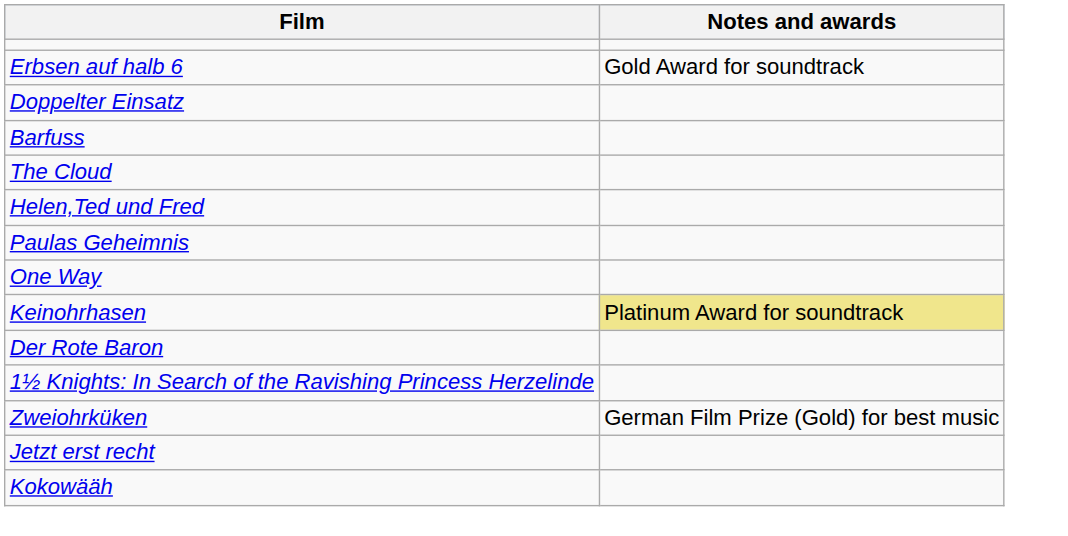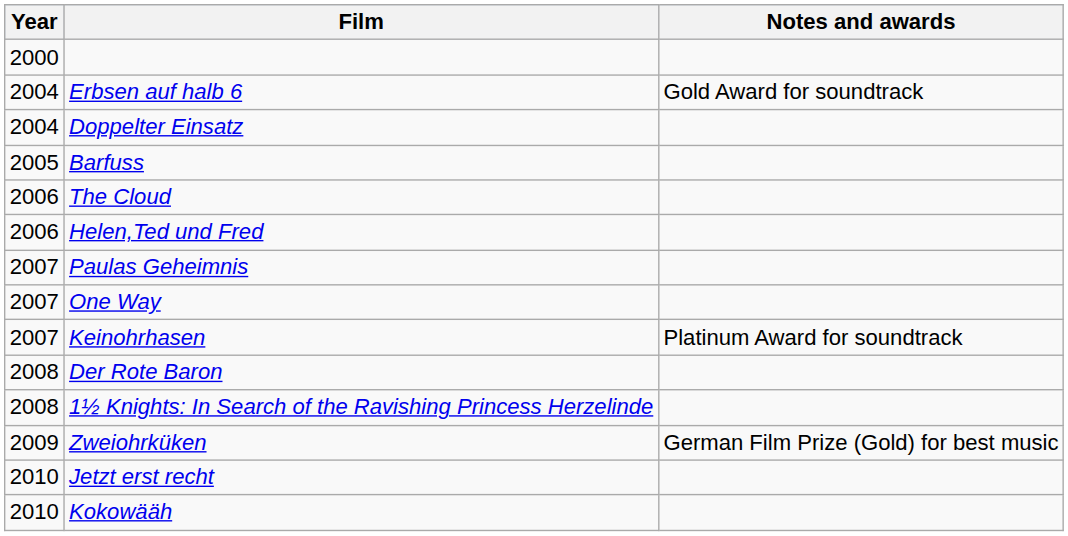+ column: (34, 22)
(754, 312) khaki background -> (813, 337) no background
